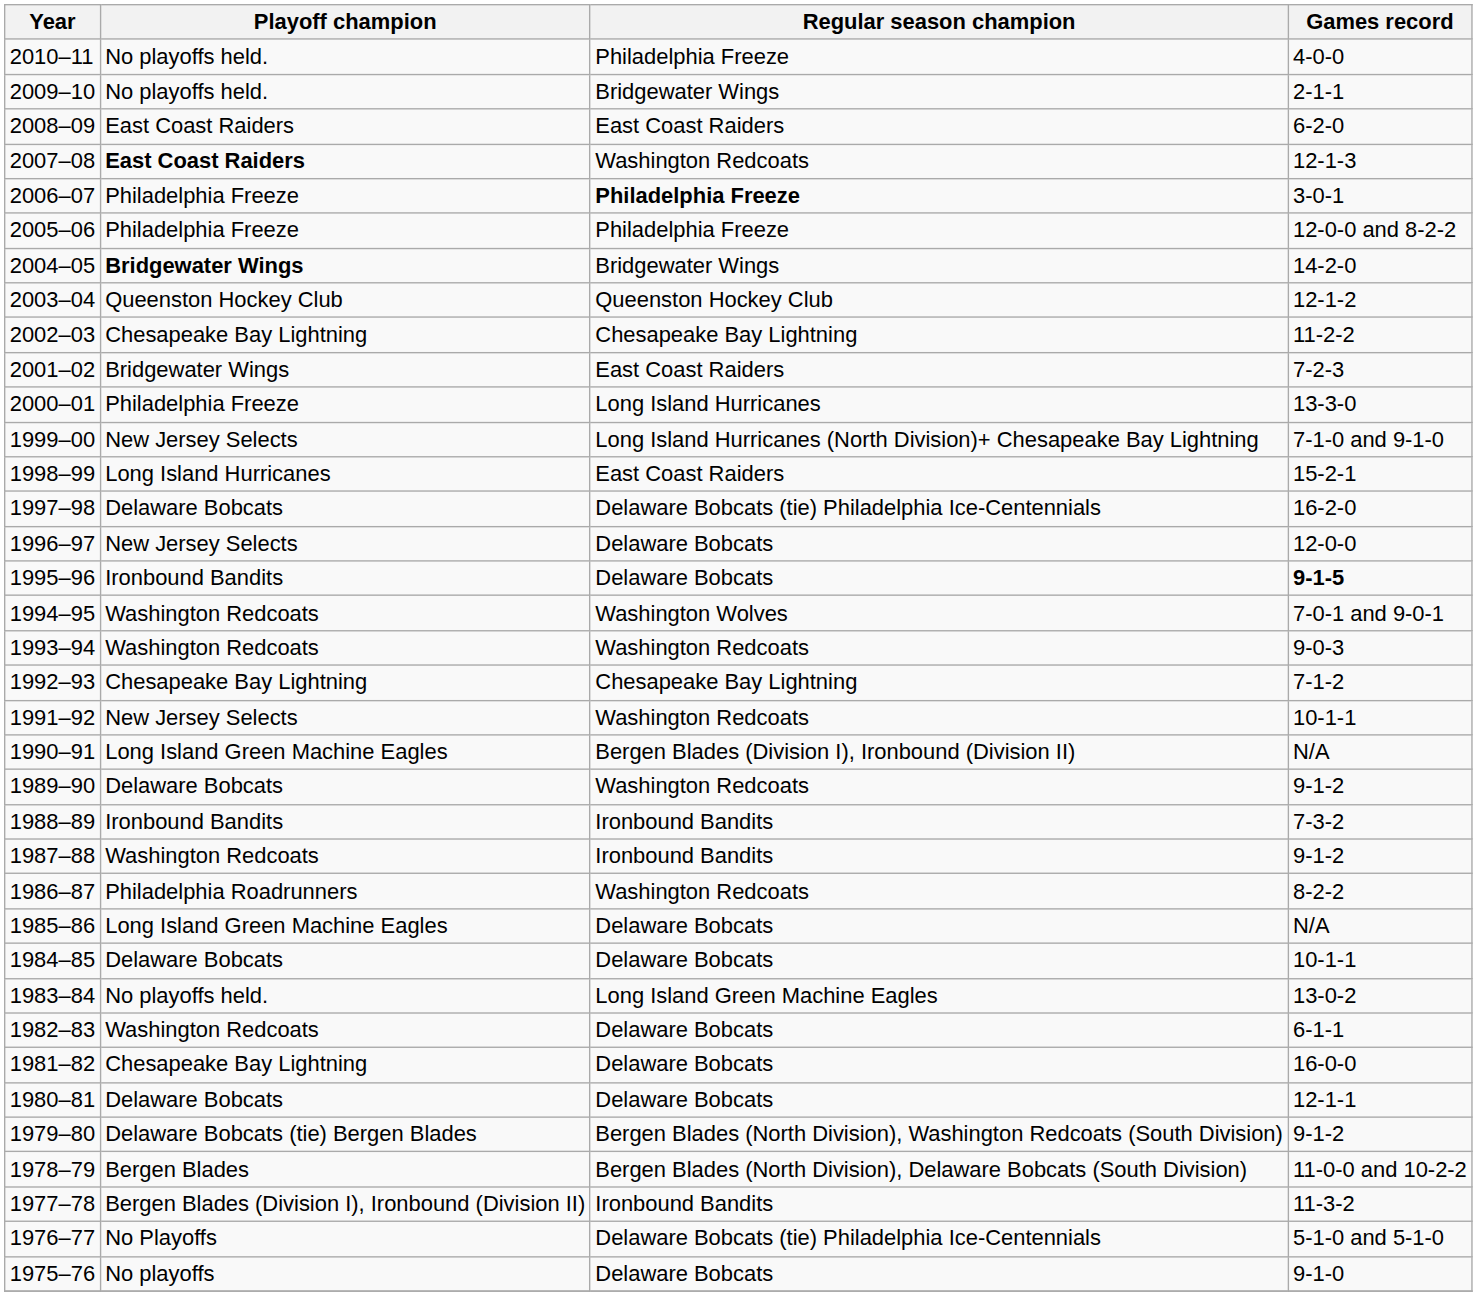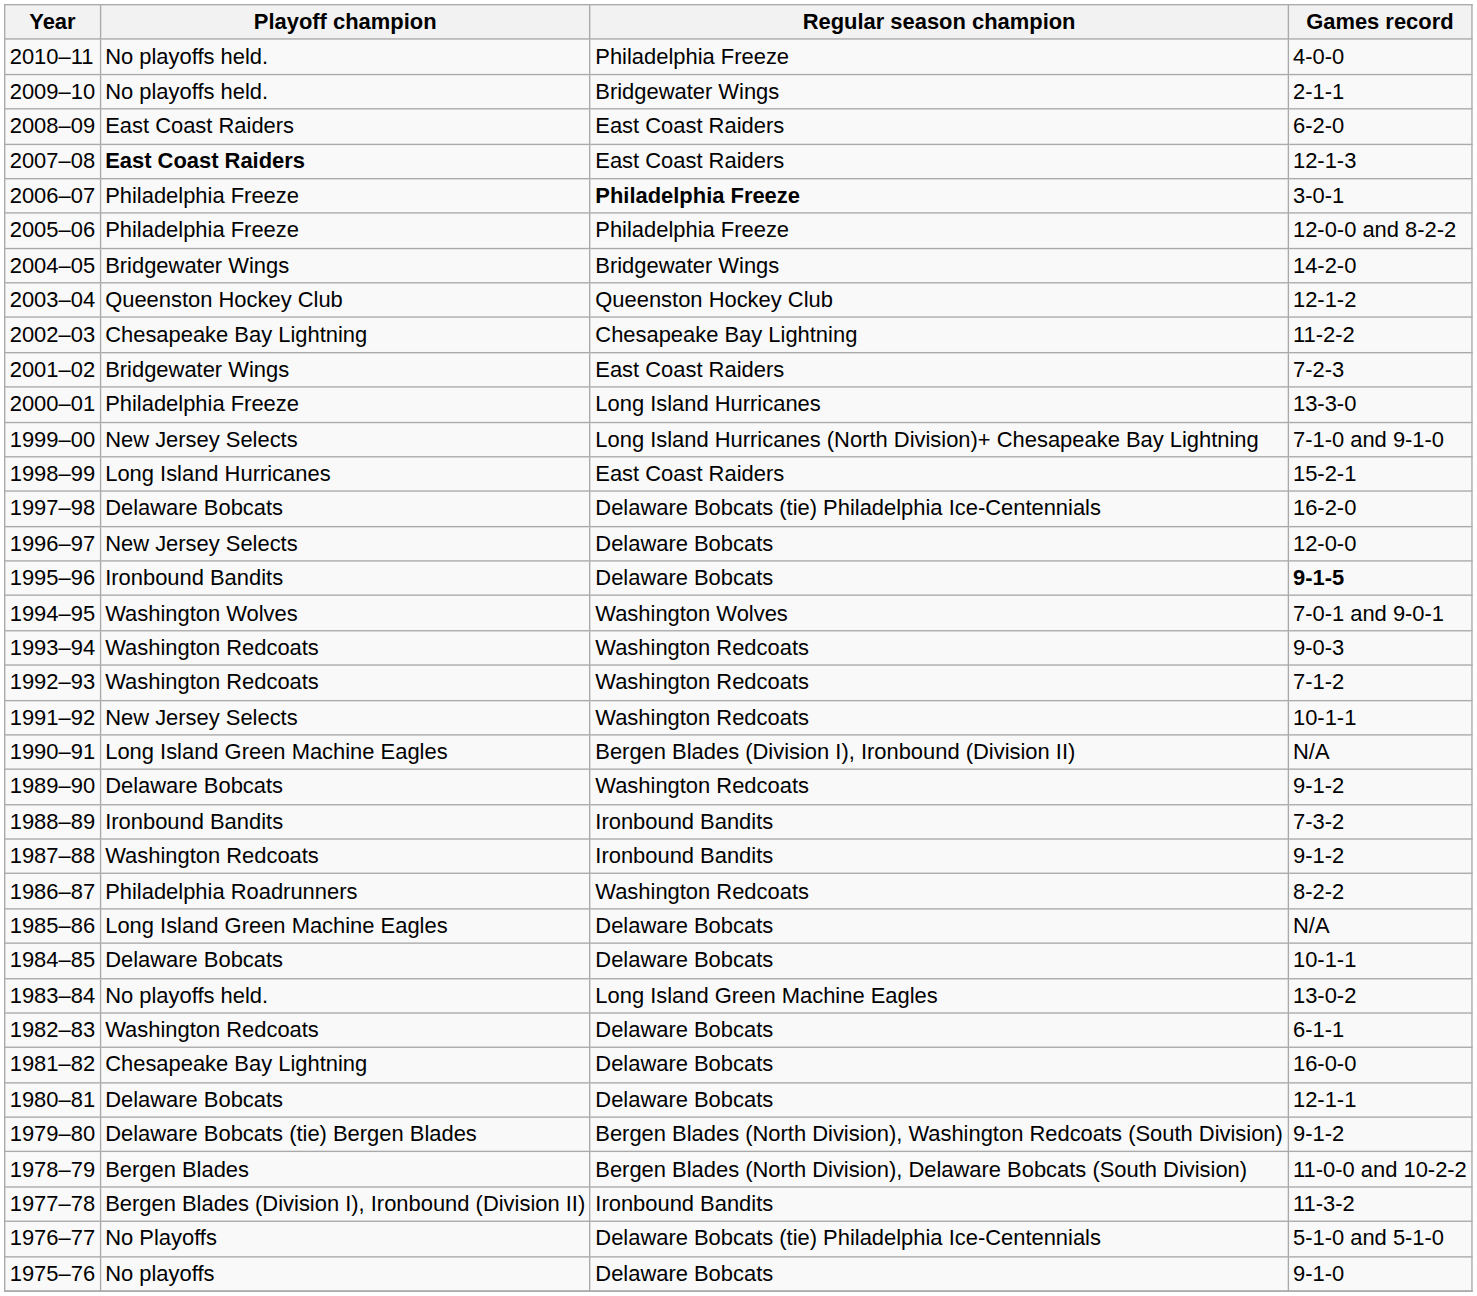(702, 160) Washington Redcoats -> (690, 160) East Coast Raiders
(204, 265) bold -> (197, 265) normal
(212, 612) Washington Redcoats -> (201, 612) Washington Wolves
(236, 682) Chesapeake Bay Lightning -> (212, 682) Washington Redcoats
(726, 682) Chesapeake Bay Lightning -> (702, 682) Washington Redcoats
